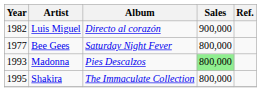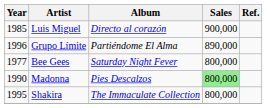(17, 29) 1982 -> (17, 29) 1985
+ row: (59, 46)
(17, 62) 1993 -> (17, 79) 1990
